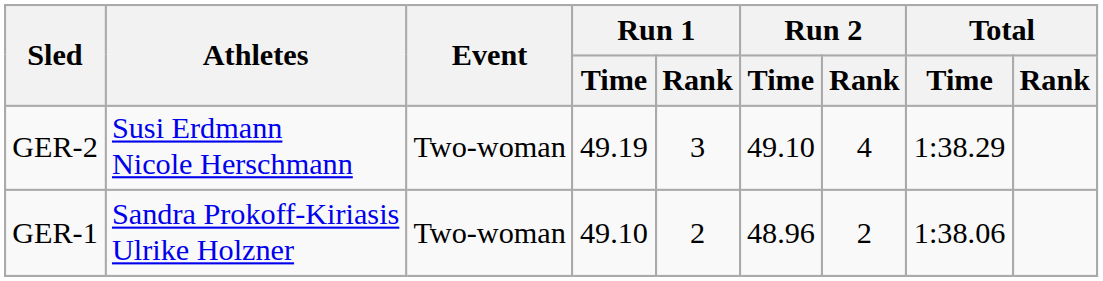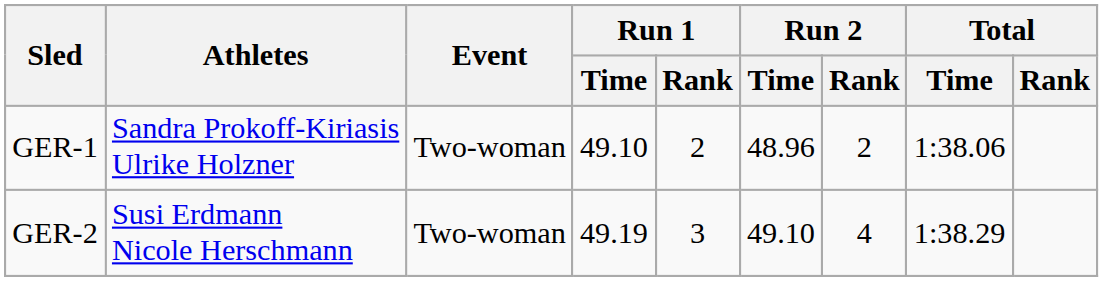rows swapped: (55, 233) <-> (55, 147)
